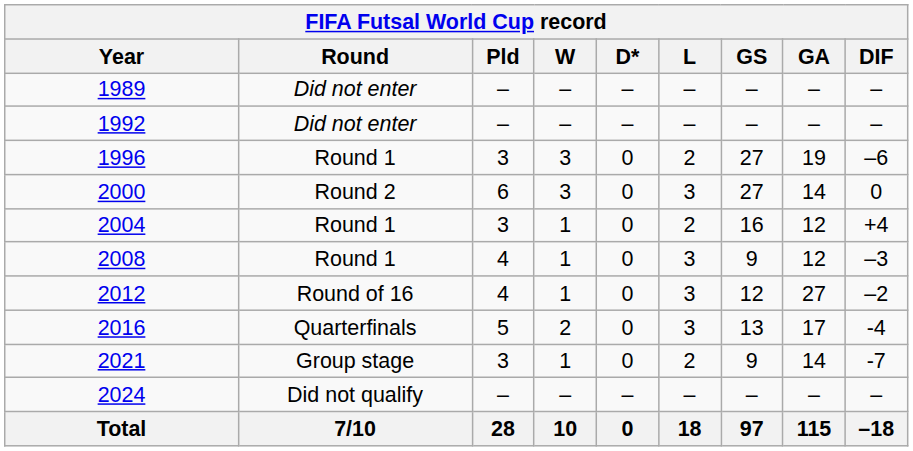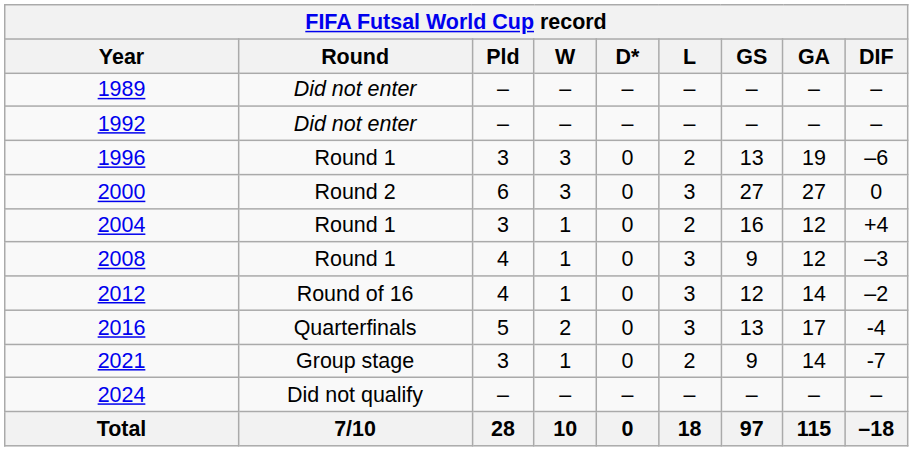(752, 158) 27 -> (752, 158) 13
(814, 192) 14 -> (814, 192) 27
(814, 293) 27 -> (814, 293) 14
